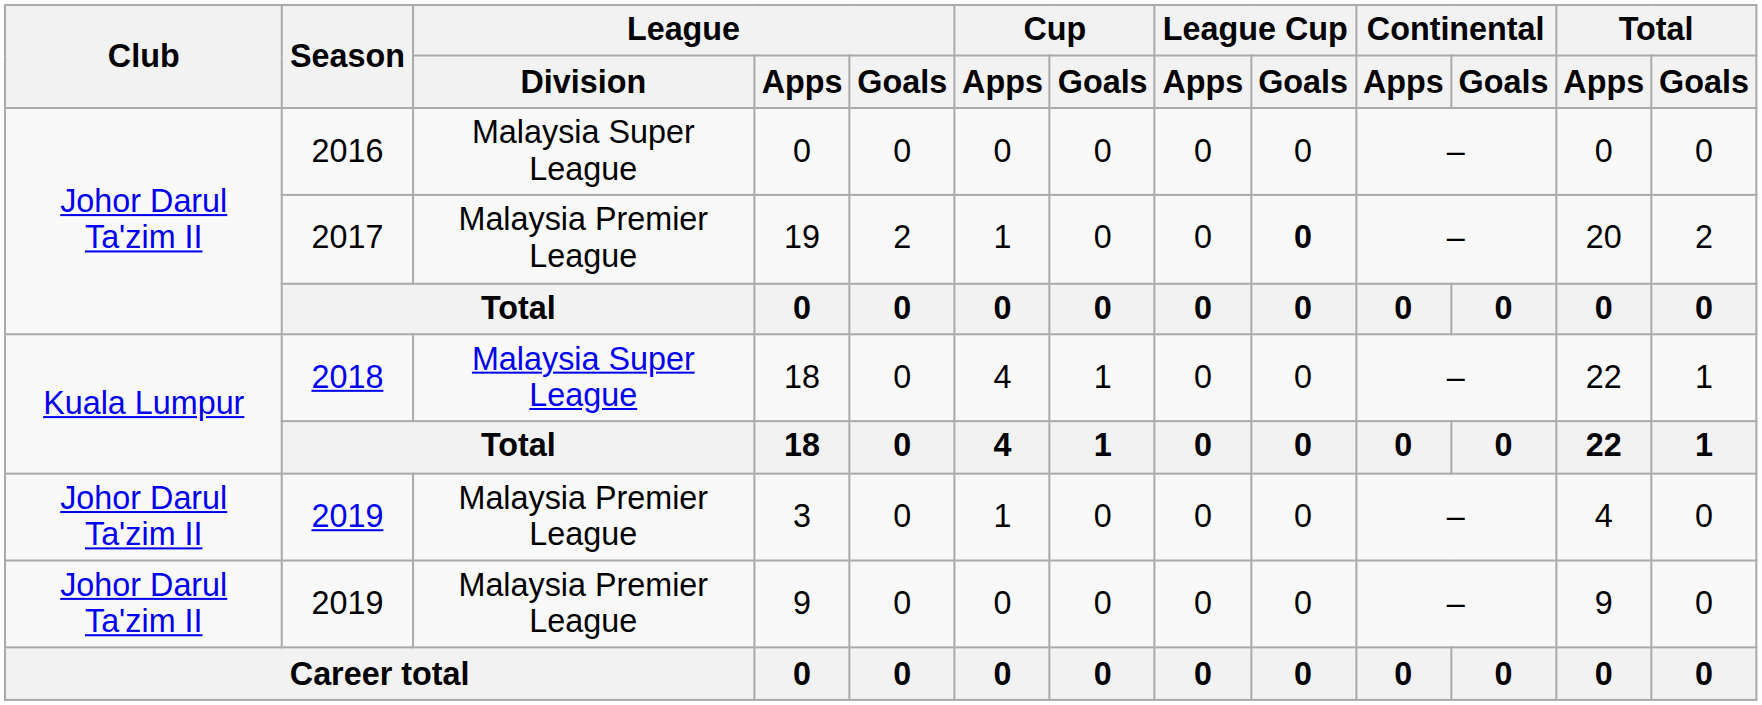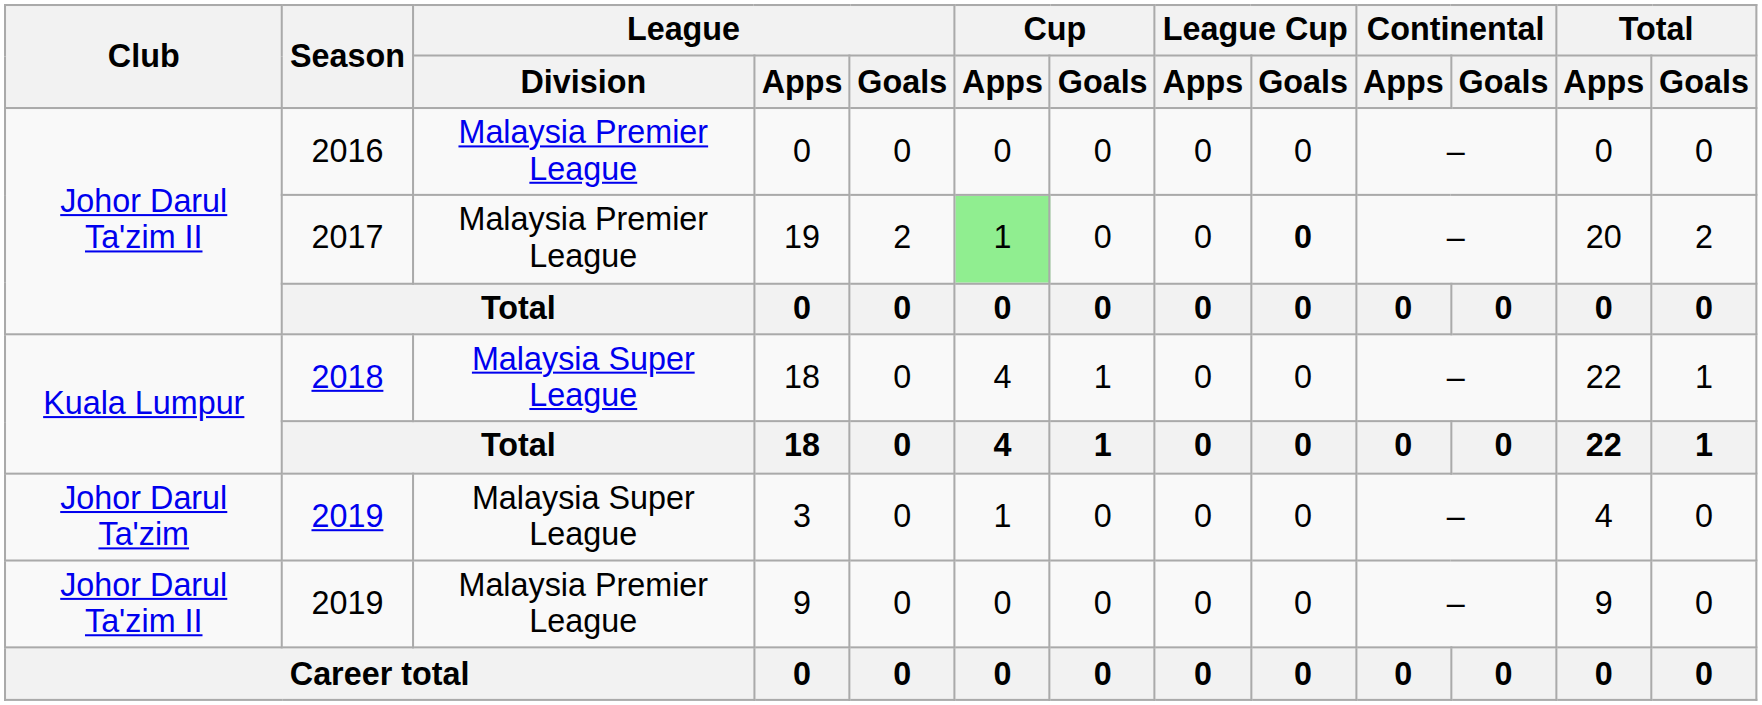(583, 150) Malaysia Super League -> (583, 150) Malaysia Premier League
(1002, 238) no background -> (1002, 238) lightgreen background
(144, 516) Johor Darul Ta'zim II -> (144, 516) Johor Darul Ta'zim
(583, 516) Malaysia Premier League -> (583, 516) Malaysia Super League
